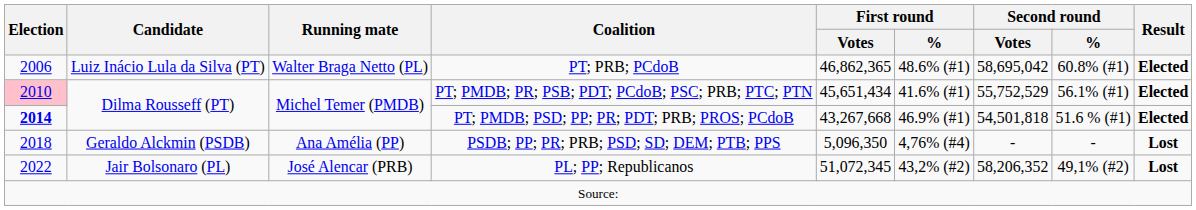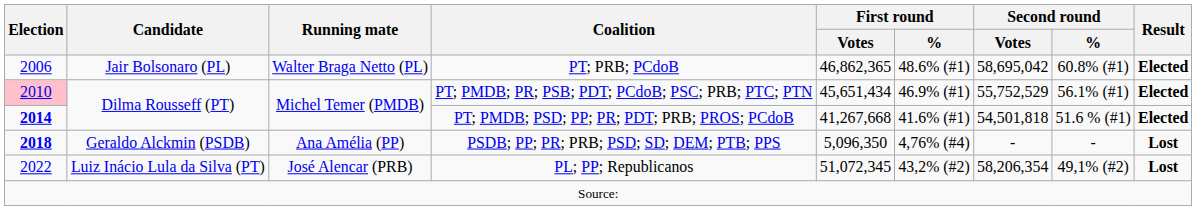(168, 67) Luiz Inácio Lula da Silva (PT) -> (168, 67) Jair Bolsonaro (PL)
(934, 92) 41.6% (#1) -> (934, 92) 46.9% (#1)
(856, 117) 43,267,668 -> (856, 117) 41,267,668
(934, 117) 46.9% (#1) -> (934, 117) 41.6% (#1)
(36, 142) normal -> (36, 142) bold
(168, 167) Jair Bolsonaro (PL) -> (168, 167) Luiz Inácio Lula da Silva (PT)
(1013, 167) 58,206,352 -> (1013, 167) 58,206,354
